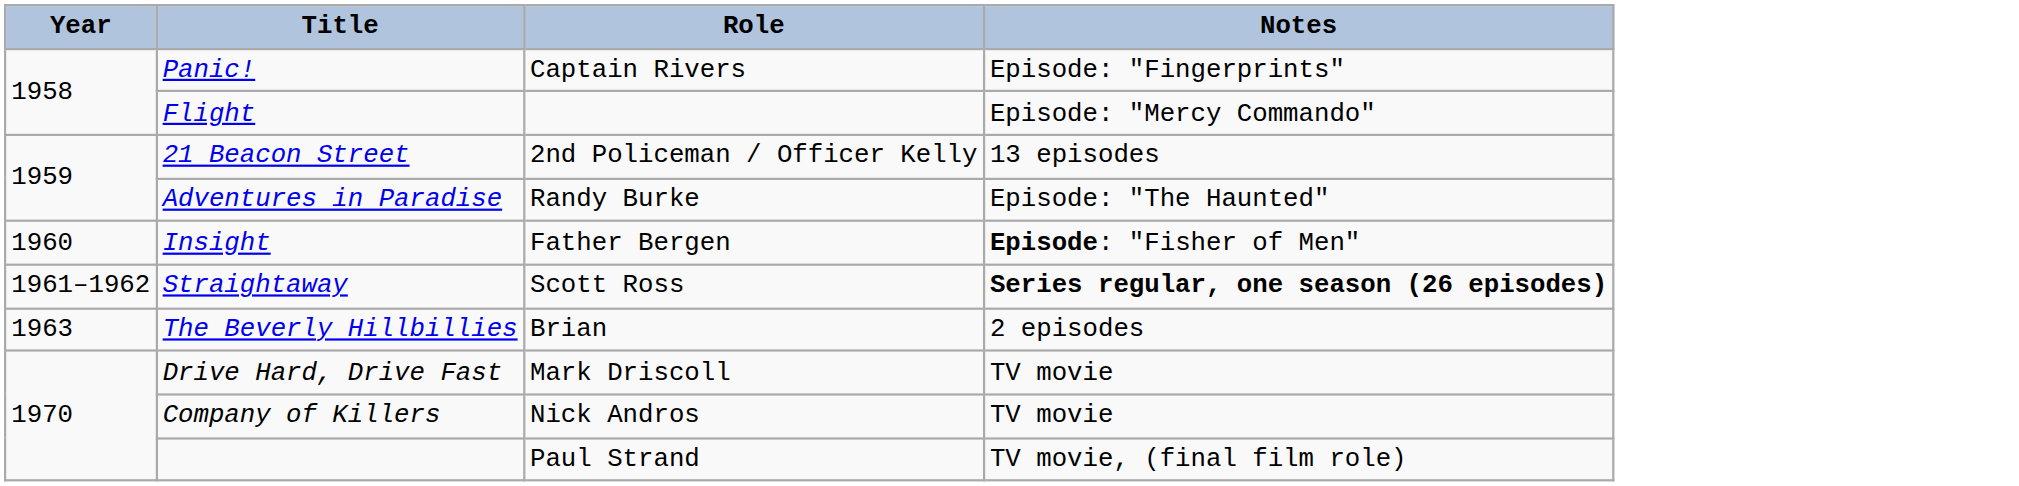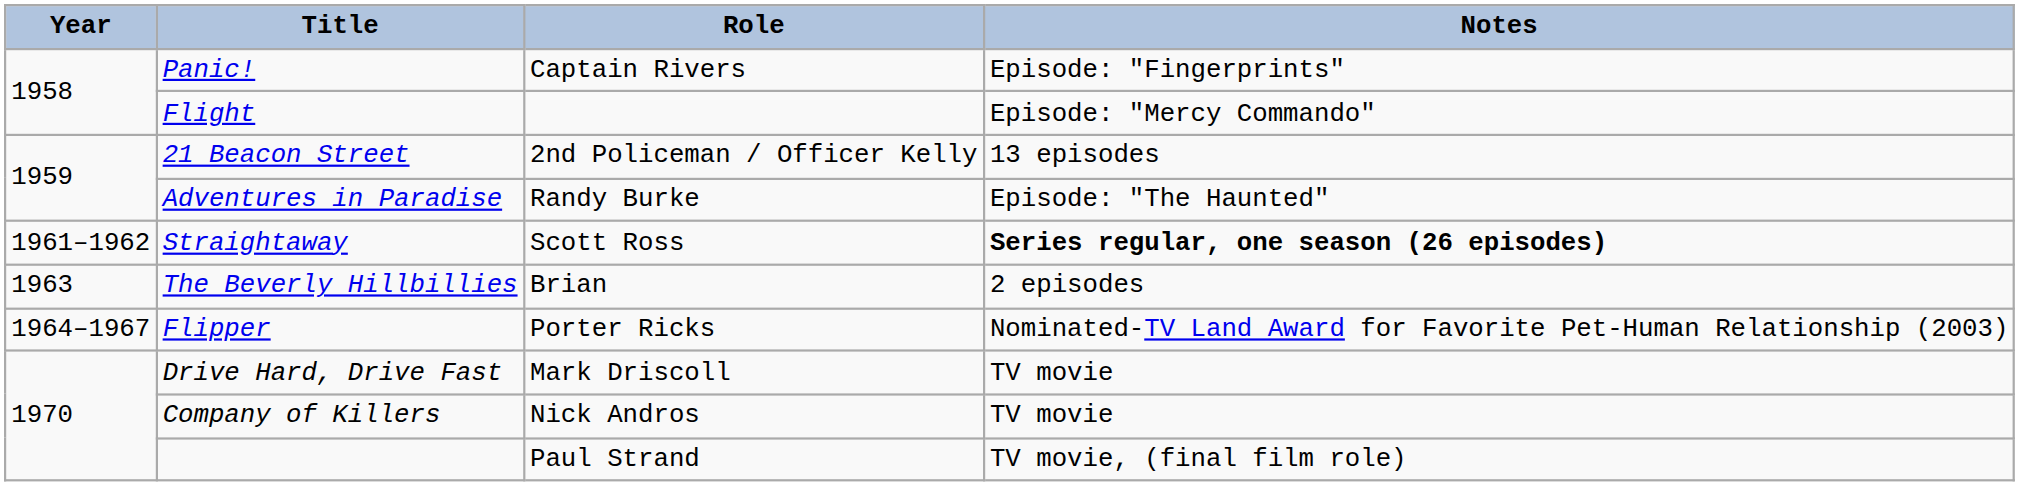- row: (217, 243)
+ row: (217, 329)
